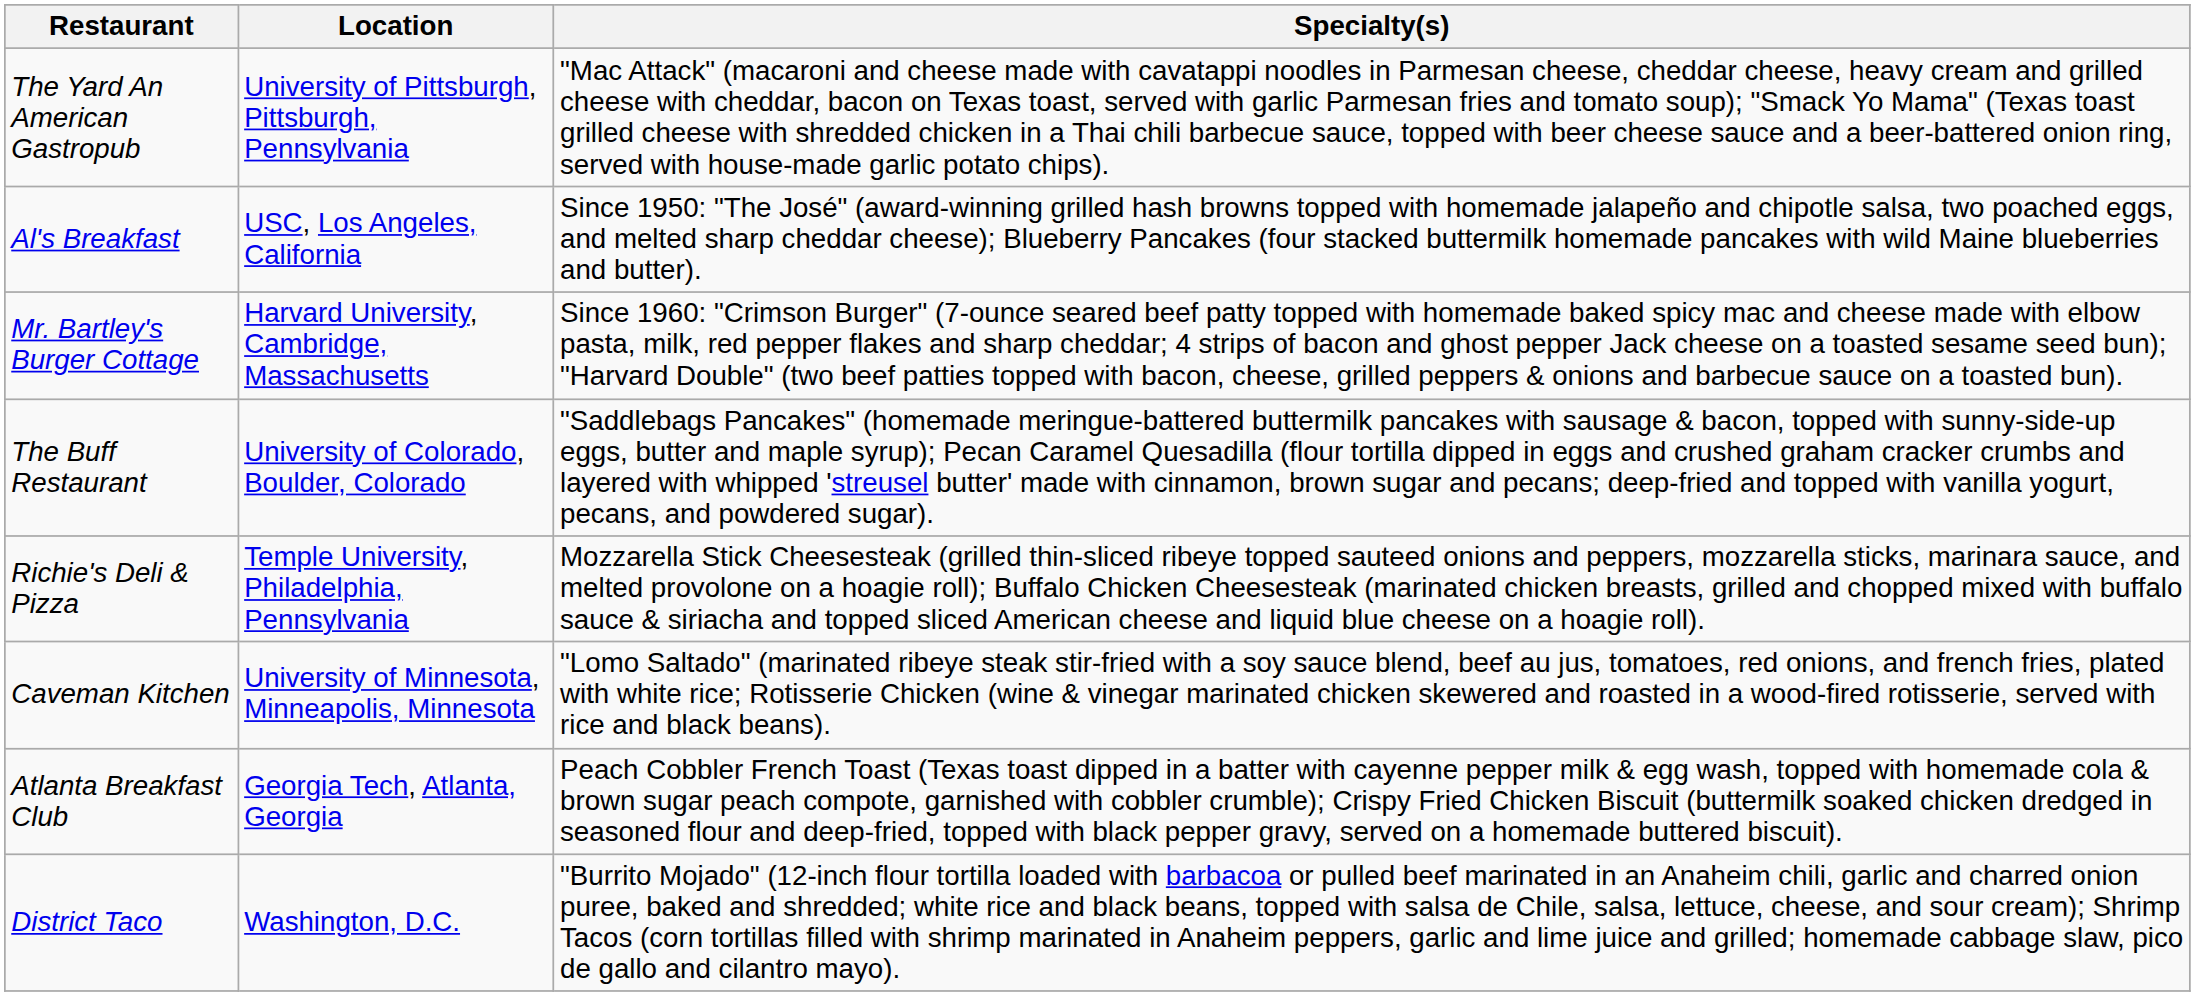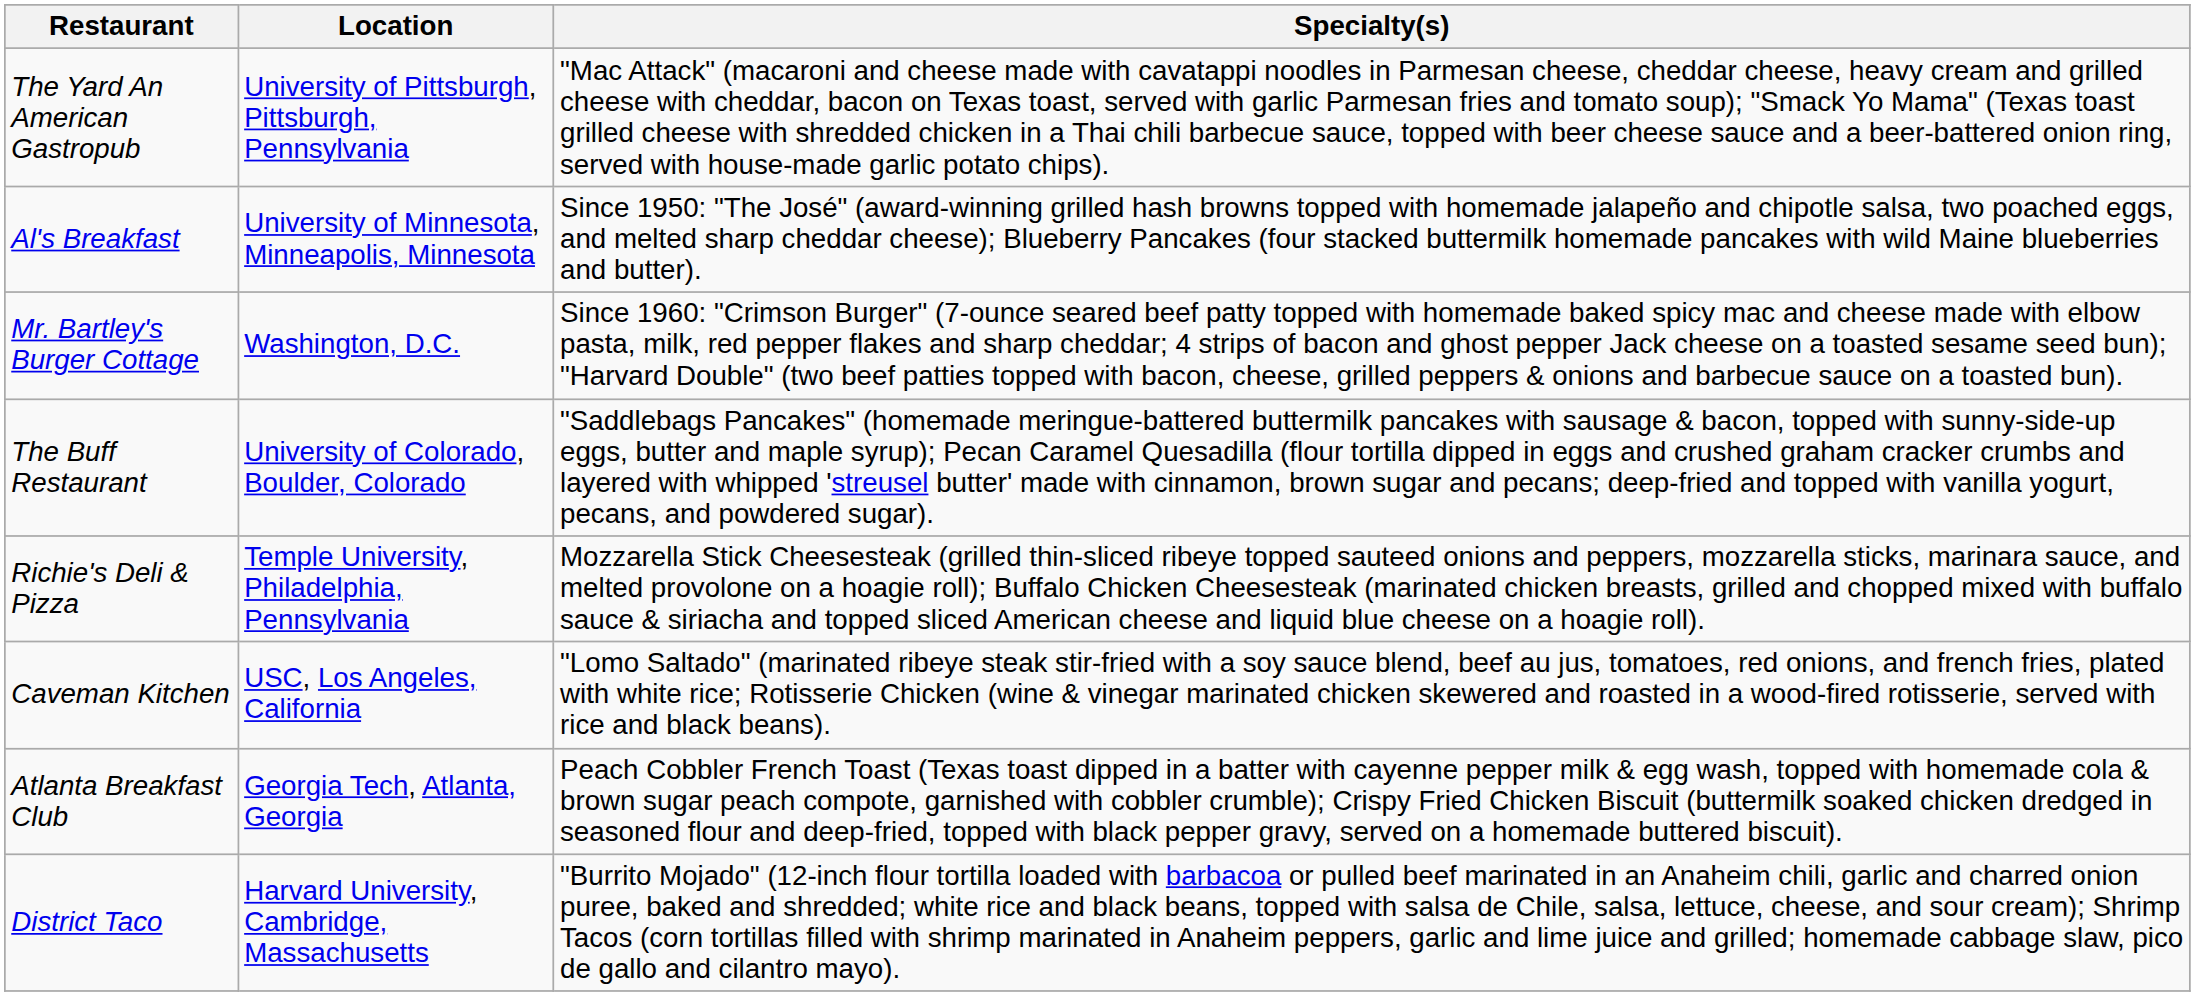(360, 238) USC, Los Angeles, California -> (392, 238) University of Minnesota, Minneapolis, Minnesota
(361, 344) Harvard University, Cambridge, Massachusetts -> (352, 344) Washington, D.C.
(392, 694) University of Minnesota, Minneapolis, Minnesota -> (360, 694) USC, Los Angeles, California
(352, 922) Washington, D.C. -> (361, 922) Harvard University, Cambridge, Massachusetts
